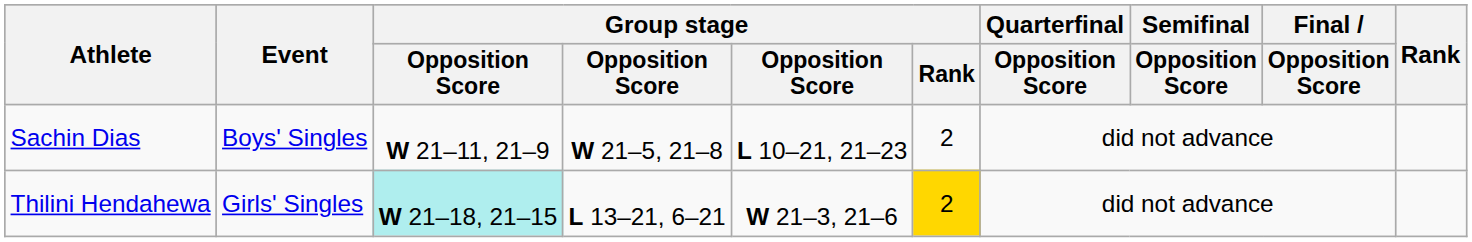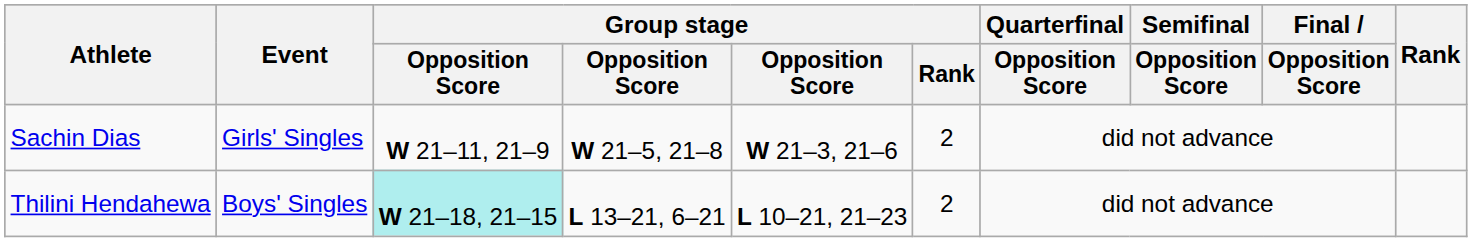(295, 138) Boys' Singles -> (293, 138) Girls' Singles
(822, 152) L 10–21, 21–23 -> (822, 152) W 21–3, 21–6
(293, 204) Girls' Singles -> (295, 204) Boys' Singles
(822, 217) W 21–3, 21–6 -> (822, 217) L 10–21, 21–23
(947, 204) gold background -> (947, 204) no background
